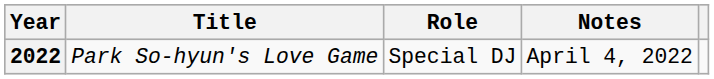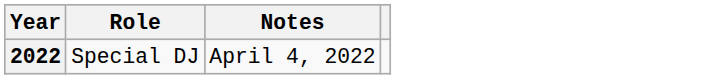- column: (225, 22)
